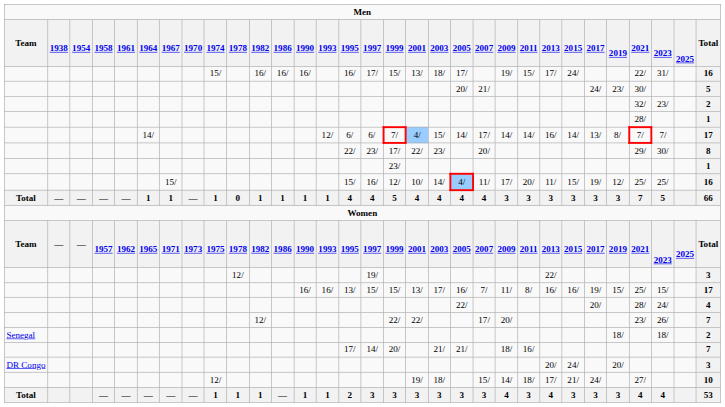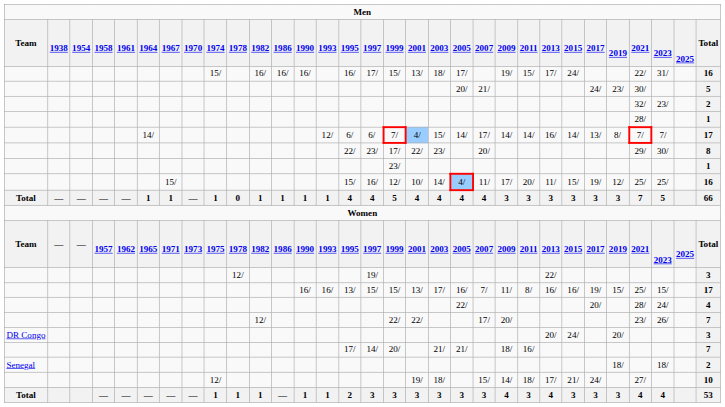rows swapped: (26, 365) <-> (21, 335)
